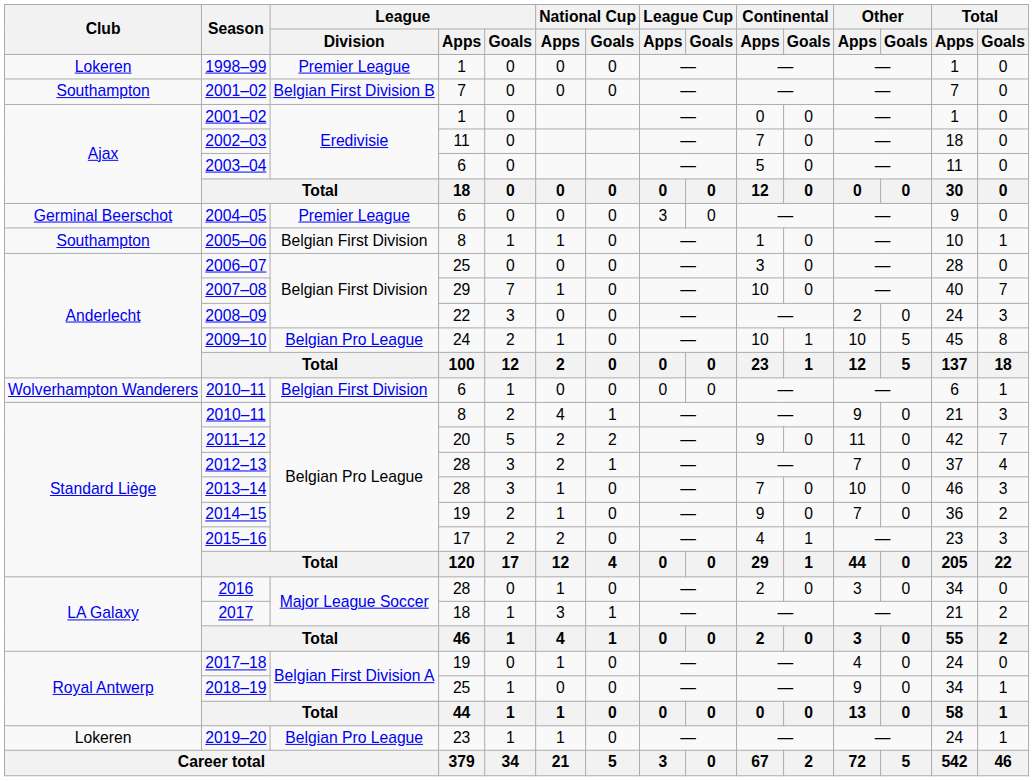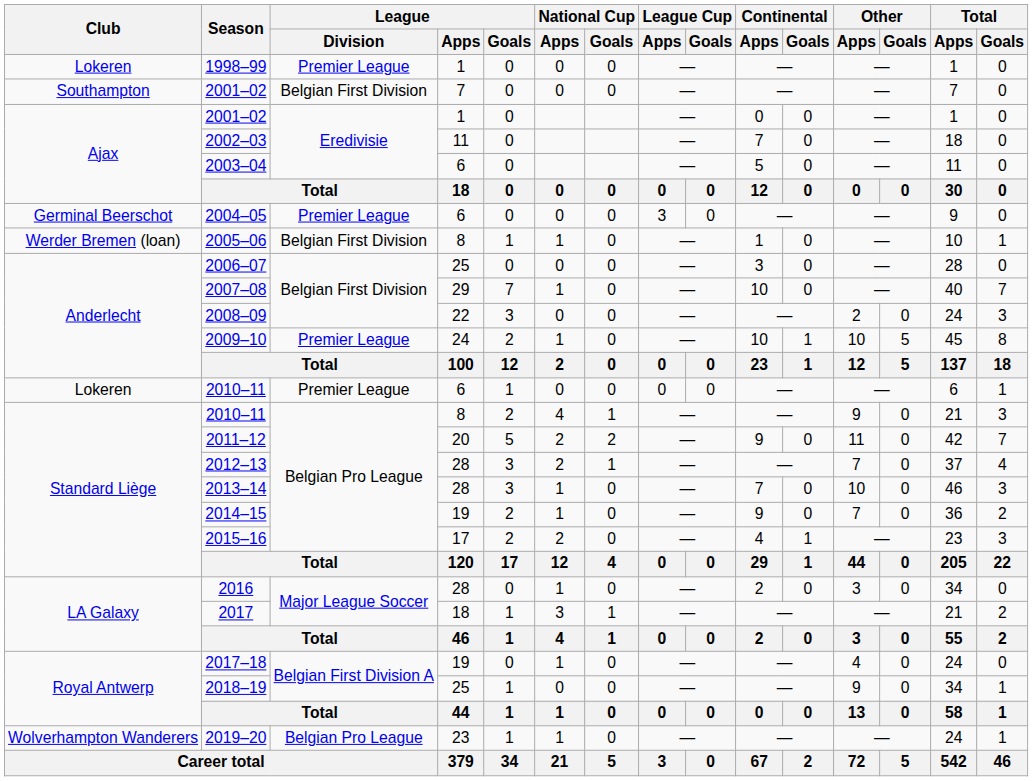(354, 91) Belgian First Division B -> (354, 91) Belgian First Division
(103, 240) Southampton -> (103, 240) Werder Bremen (loan)
(354, 340) Belgian Pro League -> (354, 340) Premier League
(103, 389) Wolverhampton Wanderers -> (103, 389) Lokeren
(354, 389) Belgian First Division -> (354, 389) Premier League
(103, 738) Lokeren -> (103, 738) Wolverhampton Wanderers
